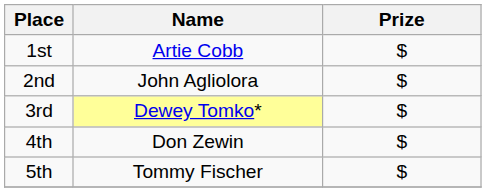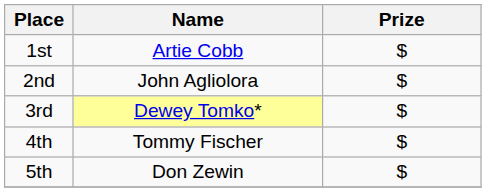(198, 141) Don Zewin -> (198, 141) Tommy Fischer
(198, 171) Tommy Fischer -> (198, 171) Don Zewin
